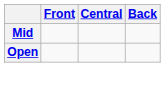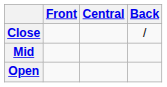+ row: (24, 33)
